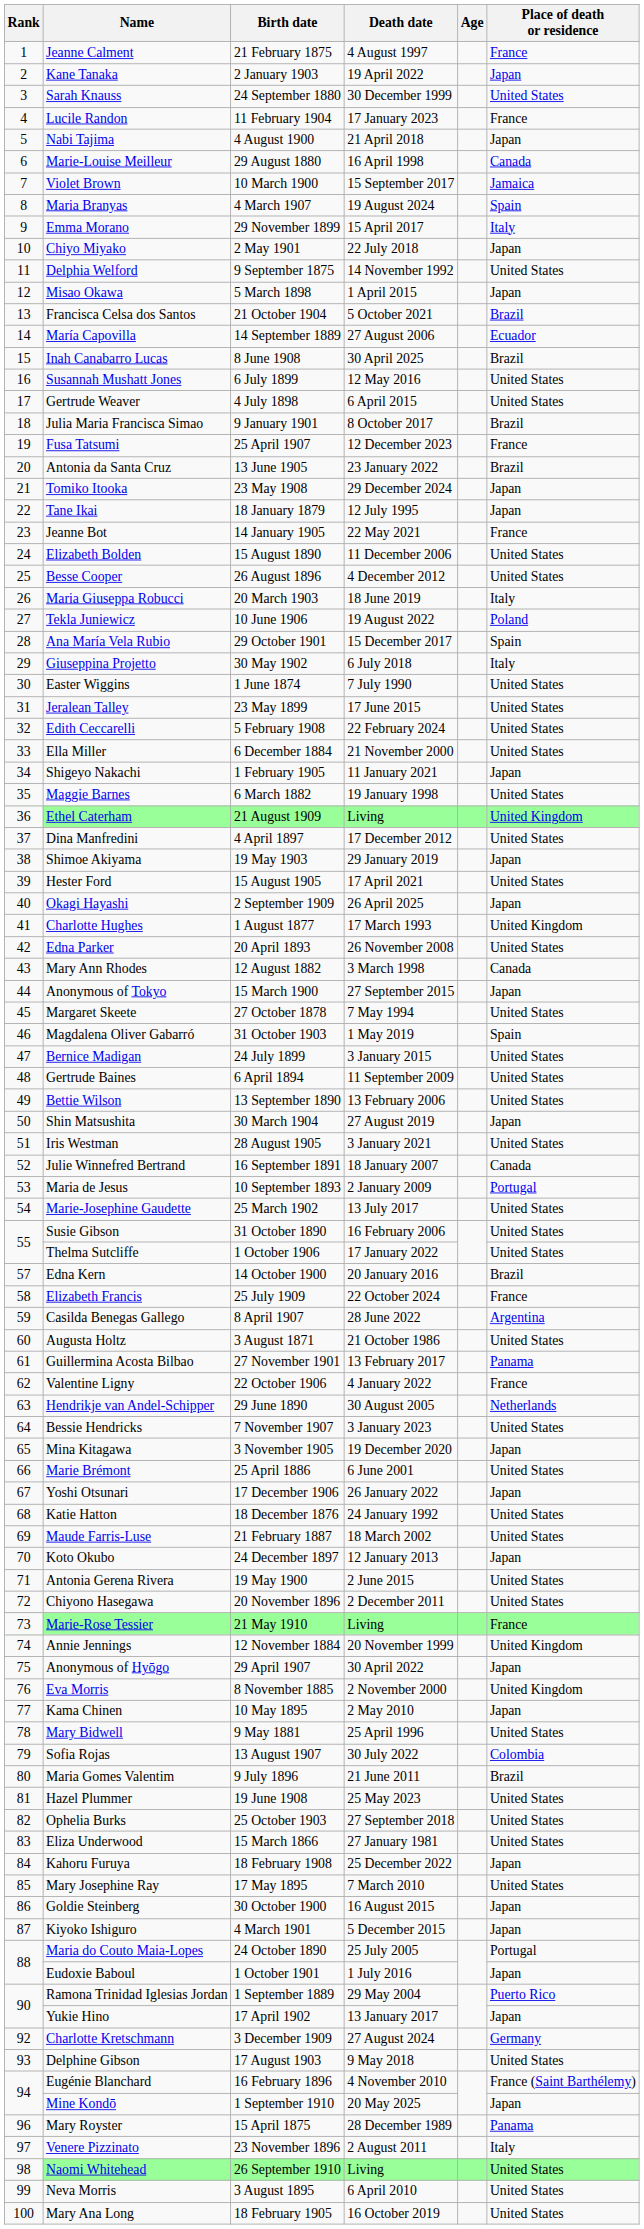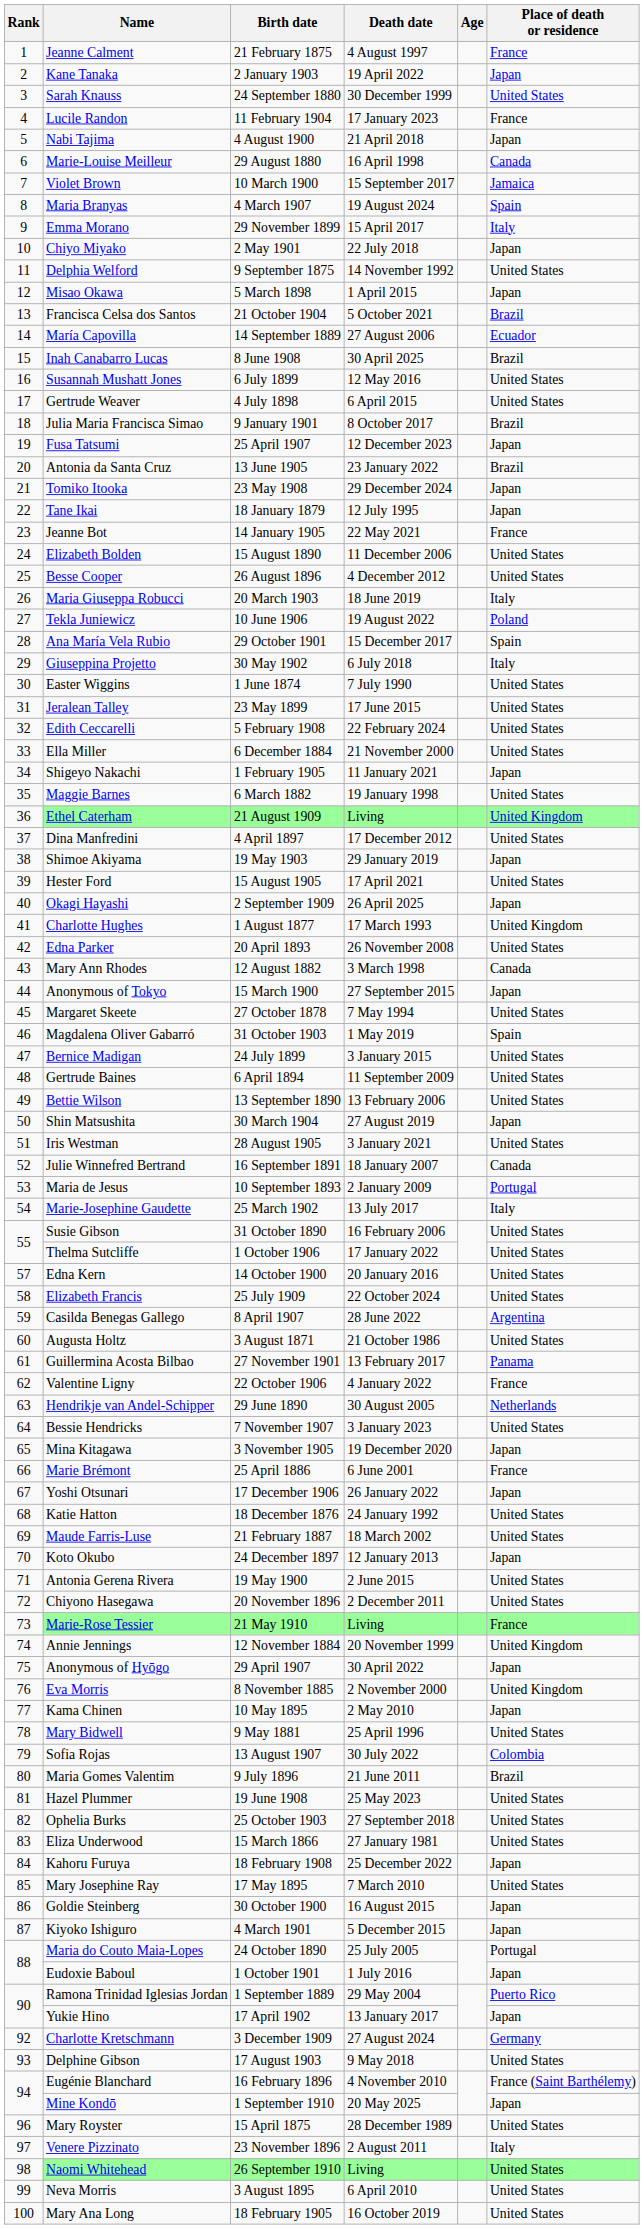(509, 445) France -> (506, 445) Japan
(527, 1209) United States -> (503, 1209) Italy
(507, 1274) Brazil -> (527, 1274) United States
(509, 1296) France -> (527, 1296) United States
(527, 1471) United States -> (509, 1471) France
(512, 2125) Panama -> (527, 2125) United States
